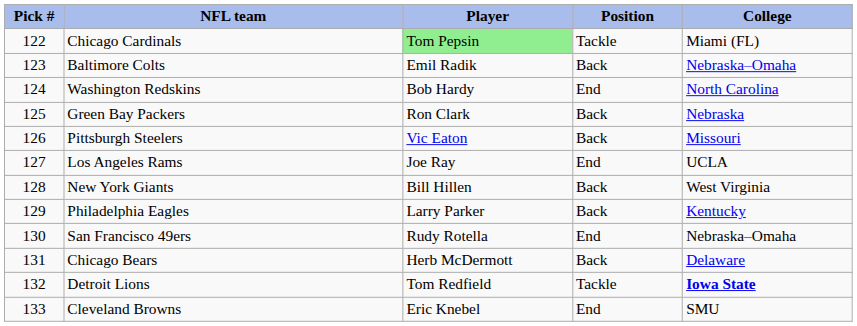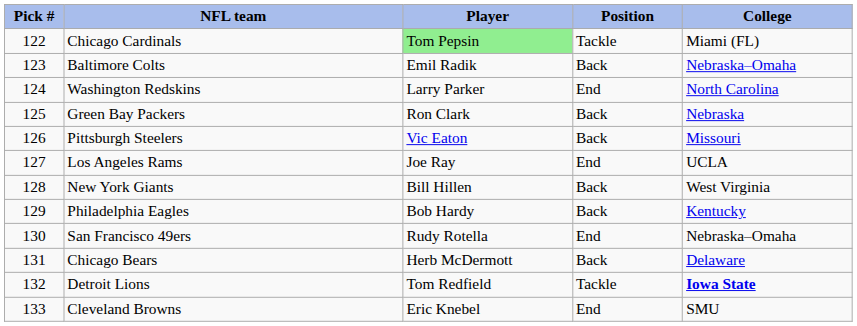(440, 89) Bob Hardy -> (445, 89) Larry Parker
(445, 211) Larry Parker -> (440, 211) Bob Hardy
